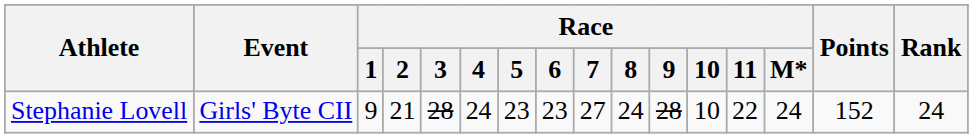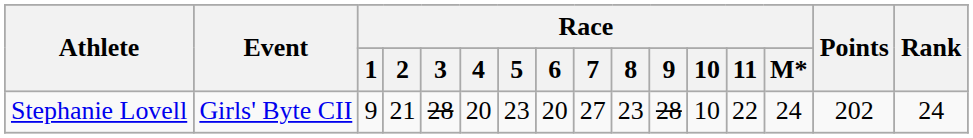(479, 111) 24 -> (479, 111) 20
(555, 111) 23 -> (555, 111) 20
(631, 111) 24 -> (631, 111) 23
(854, 111) 152 -> (854, 111) 202
